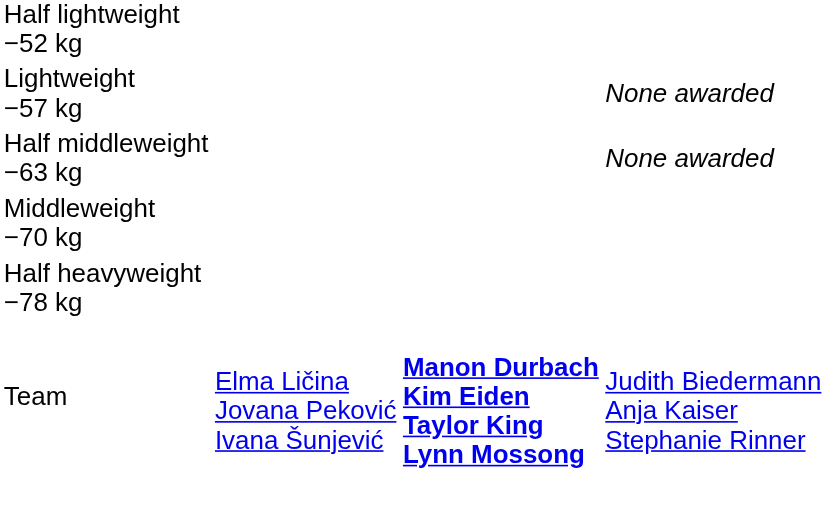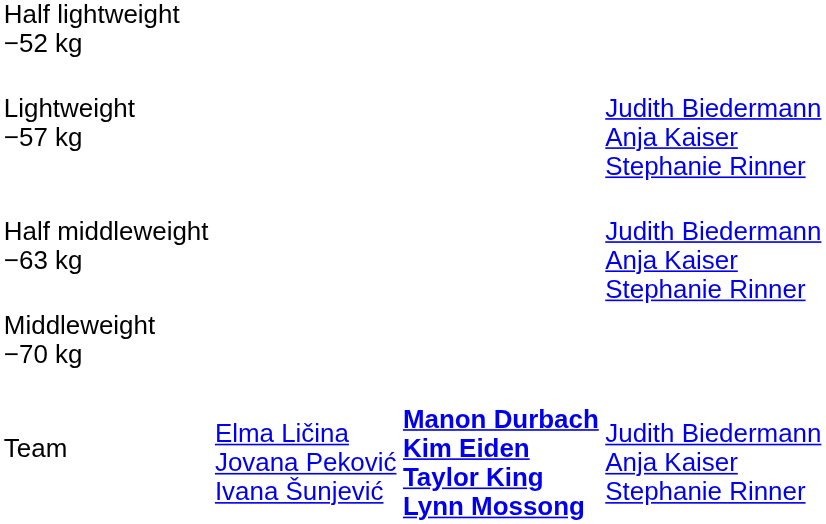(690, 93) None awarded -> (713, 137) Judith Biedermann Anja Kaiser Stephanie Rinner
(690, 158) None awarded -> (713, 260) Judith Biedermann Anja Kaiser Stephanie Rinner
- row: (103, 287)
